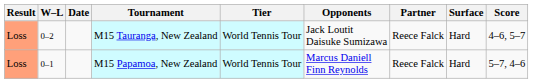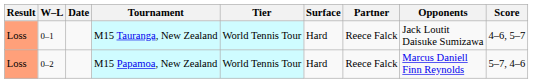columns swapped: (466, 12) <-> (347, 12)
(47, 36) 0–2 -> (47, 36) 0–1
(47, 64) 0–1 -> (47, 64) 0–2
